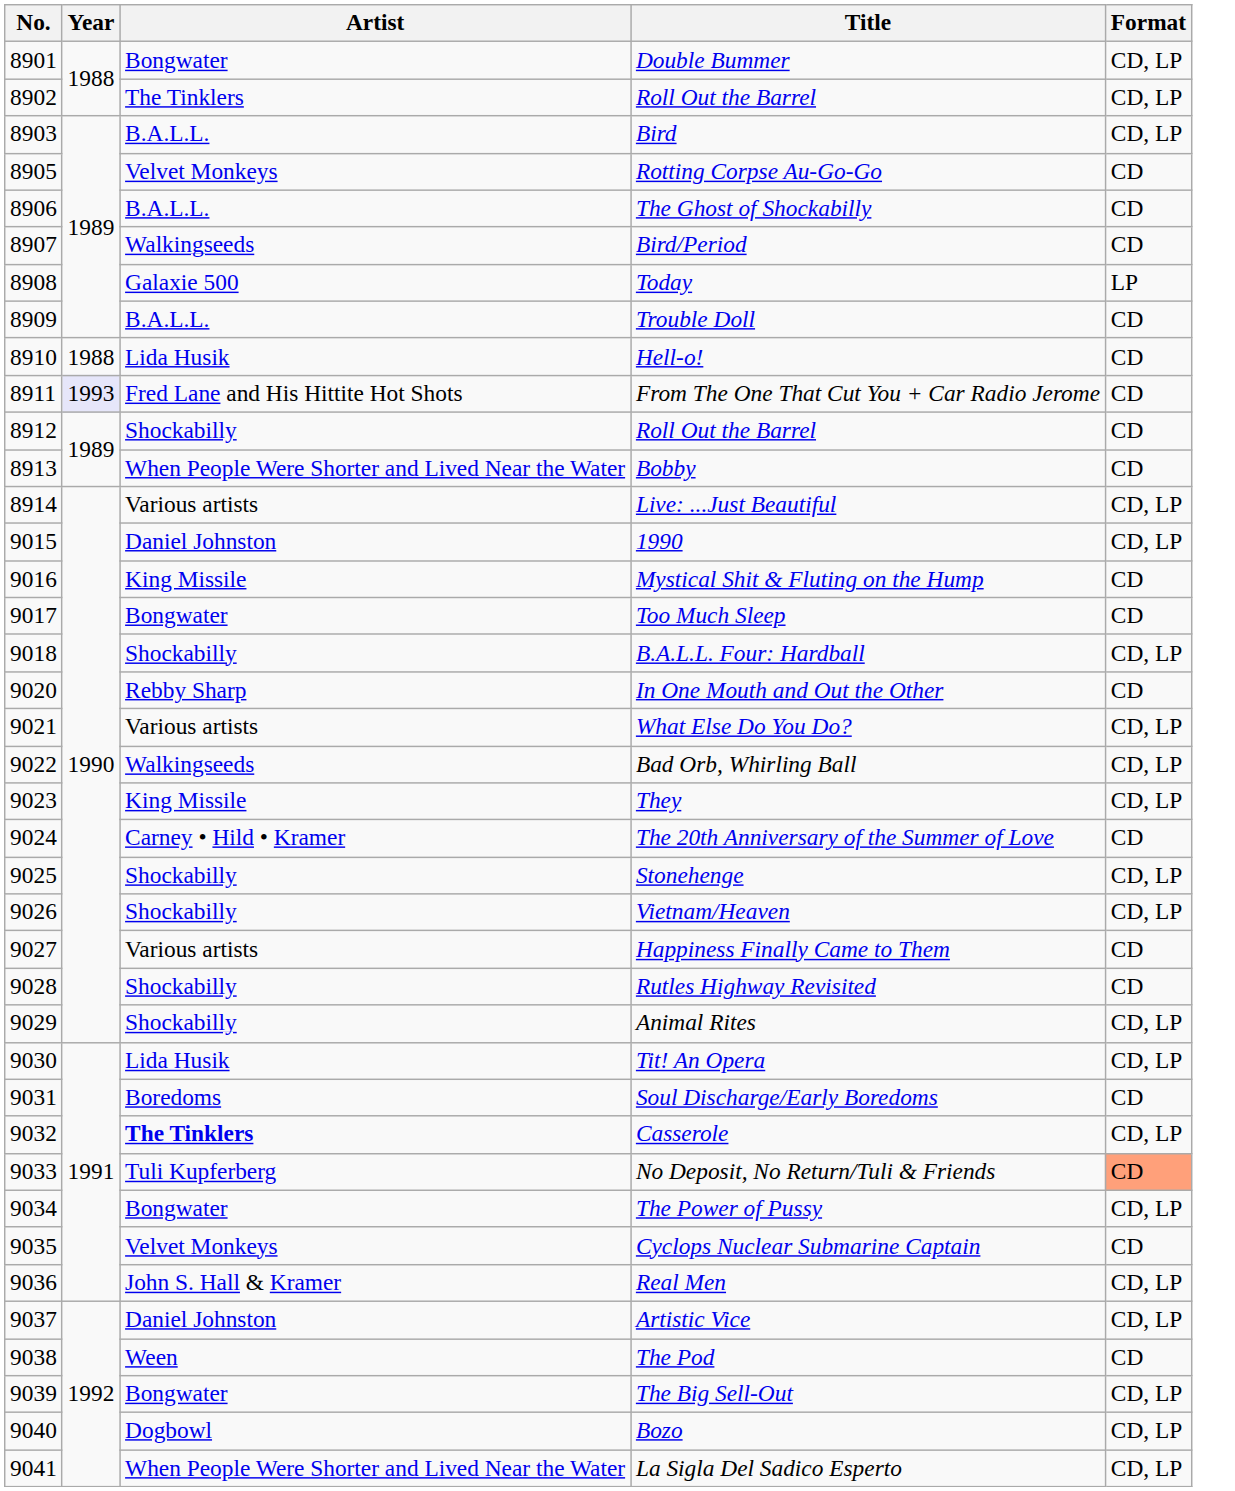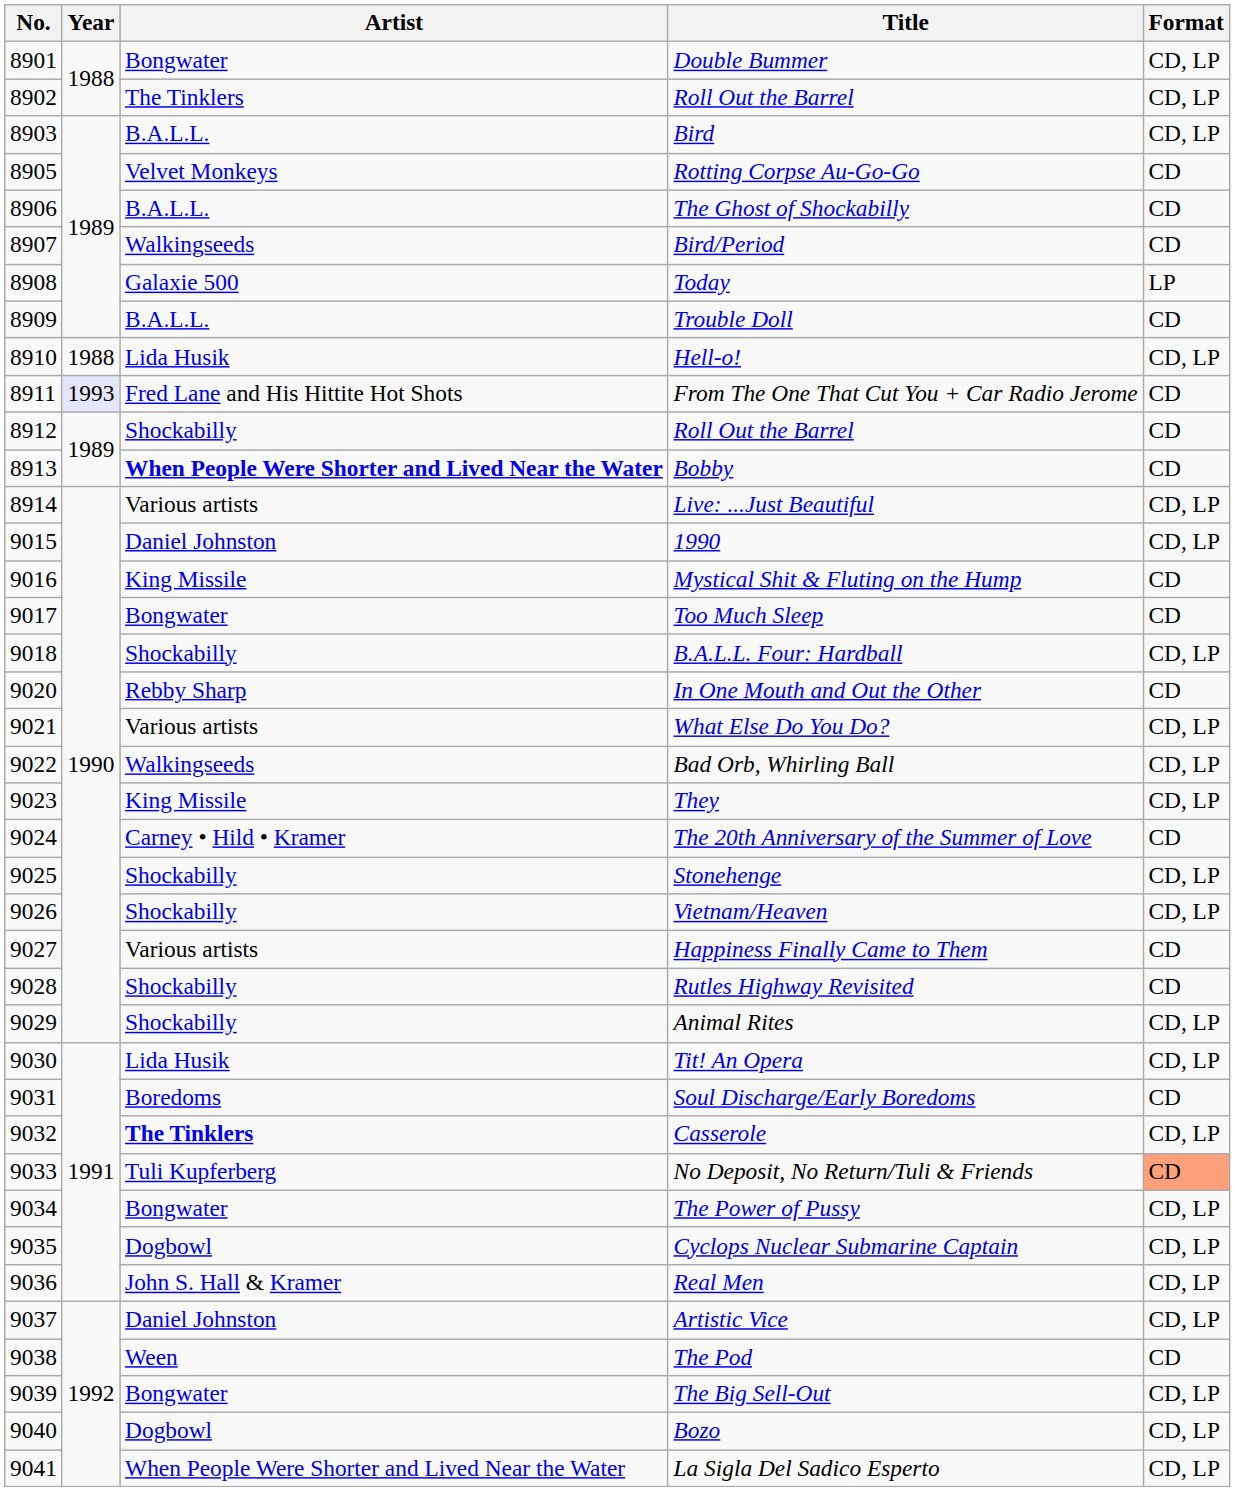(1127, 356) CD -> (1184, 356) CD, LP
(375, 467) normal -> (394, 467) bold
(201, 1245) Velvet Monkeys -> (169, 1245) Dogbowl
(1127, 1245) CD -> (1184, 1245) CD, LP
